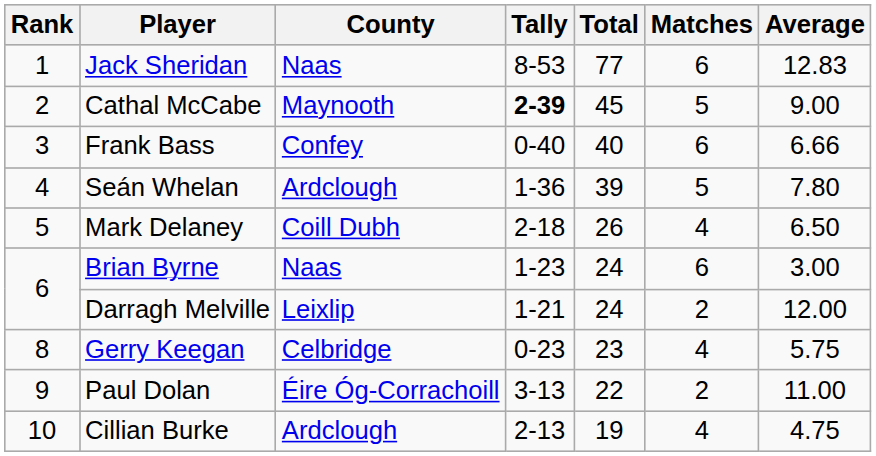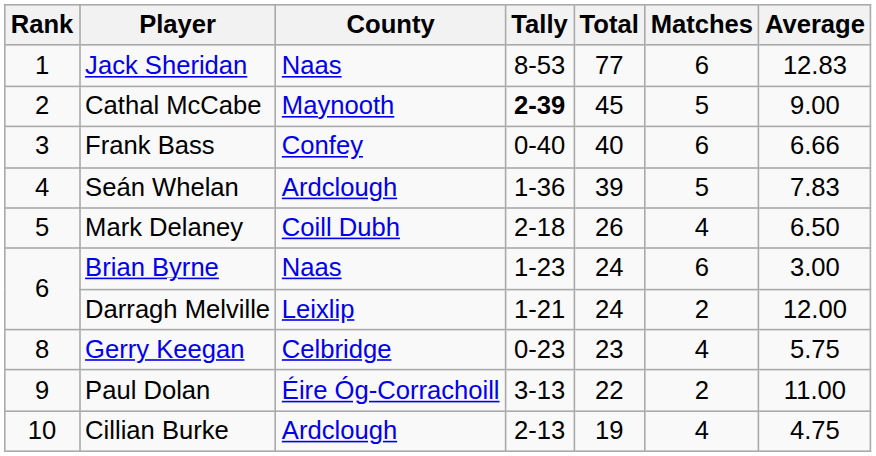(815, 187) 7.80 -> (815, 187) 7.83
